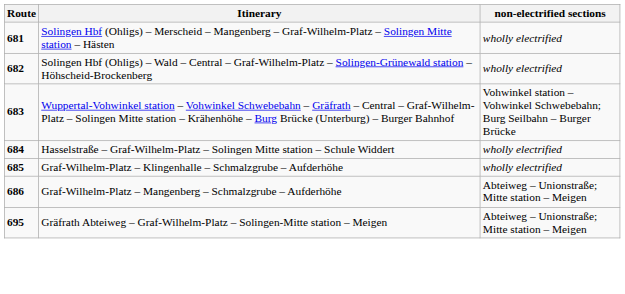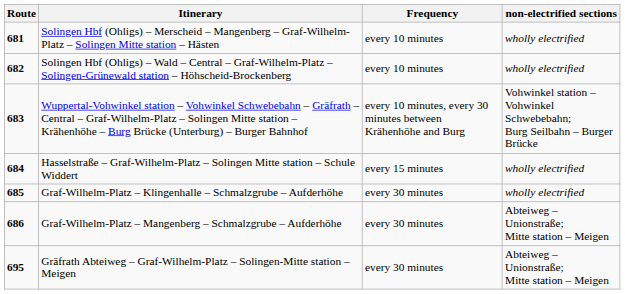+ column: (432, 13)
